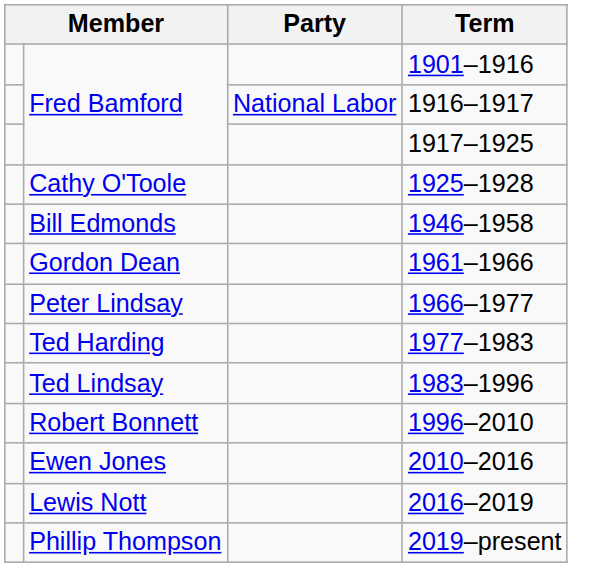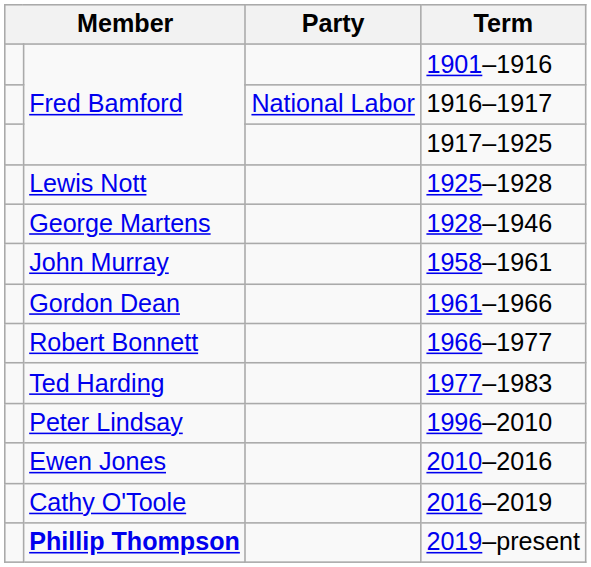(108, 183) Cathy O'Toole -> (88, 183) Lewis Nott
+ row: (489, 223)
- row: (471, 223)
+ row: (489, 263)
(106, 303) Peter Lindsay -> (114, 343) Robert Bonnett
- row: (471, 382)
(114, 422) Robert Bonnett -> (106, 422) Peter Lindsay
(88, 502) Lewis Nott -> (108, 502) Cathy O'Toole
(125, 542) normal -> (135, 542) bold
